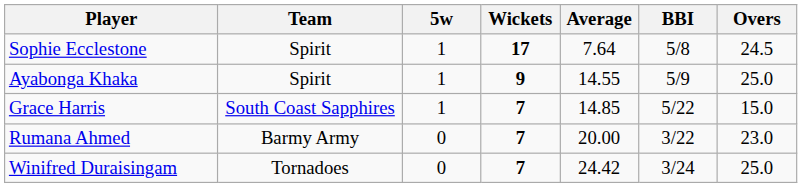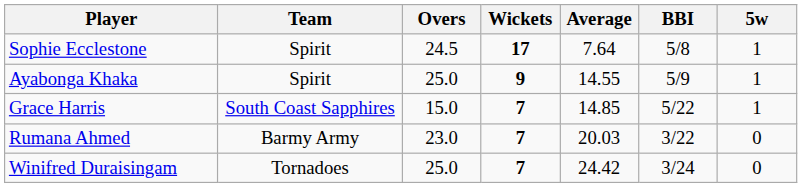columns swapped: (757, 19) <-> (442, 19)
(599, 138) 20.00 -> (599, 138) 20.03
